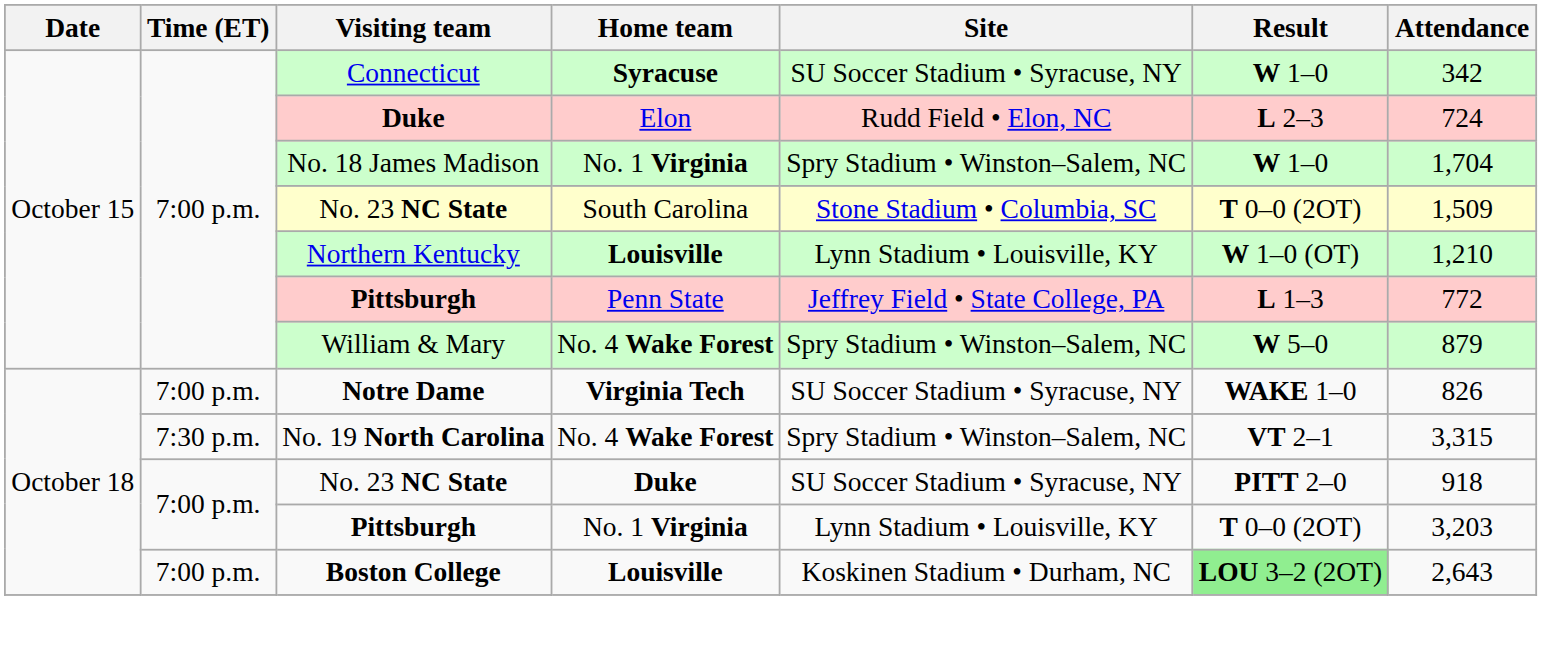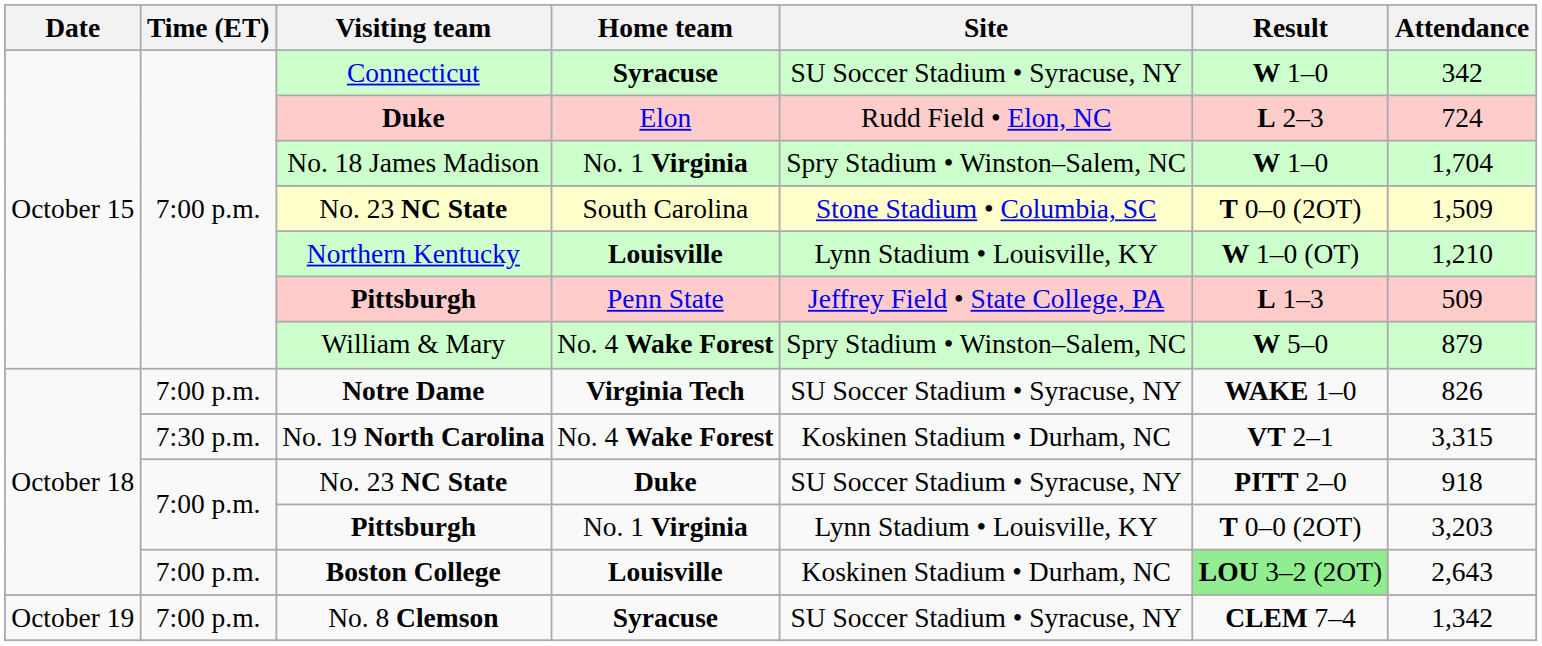(1462, 299) 772 -> (1462, 299) 509
(986, 435) Spry Stadium • Winston–Salem, NC -> (986, 435) Koskinen Stadium • Durham, NC
+ row: (413, 617)
